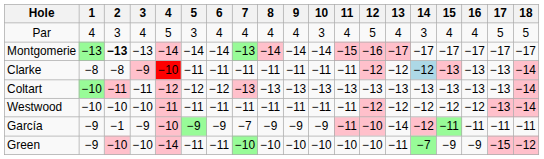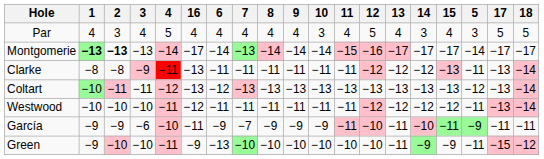columns swapped: (194, 13) <-> (475, 13)
(92, 51) normal -> (92, 51) bold
(168, 70) −10 -> (168, 70) −11
(424, 70) lightblue background -> (424, 70) no background
(117, 126) −1 -> (117, 126) −9
(143, 126) −9 -> (143, 126) −6
(398, 126) −14 -> (398, 126) −11
(424, 126) −12 -> (424, 126) −10
(168, 145) −14 -> (168, 145) −11
(219, 145) −11 -> (219, 145) −13
(424, 145) −7 -> (424, 145) −9
